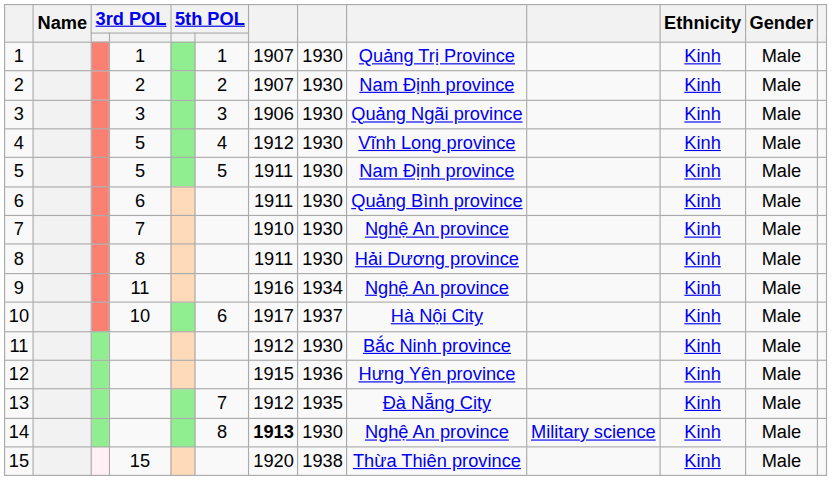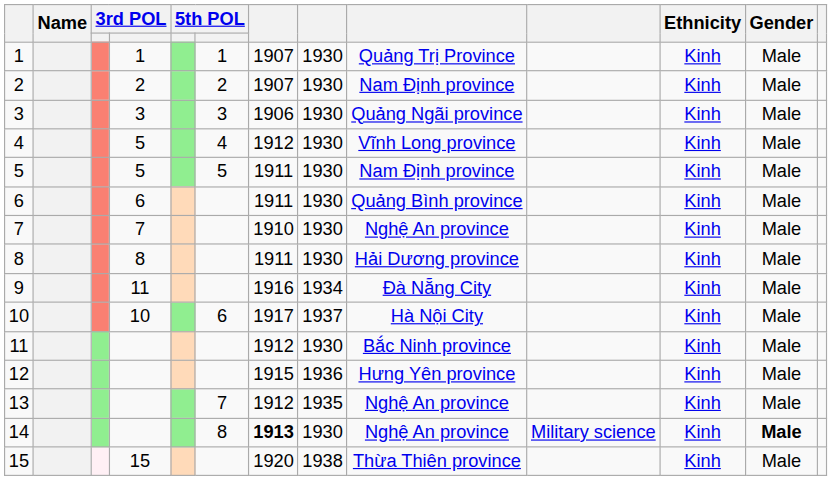(437, 287) Nghệ An province -> (437, 287) Đà Nẵng City
(437, 403) Đà Nẵng City -> (437, 403) Nghệ An province
(781, 432) normal -> (781, 432) bold
